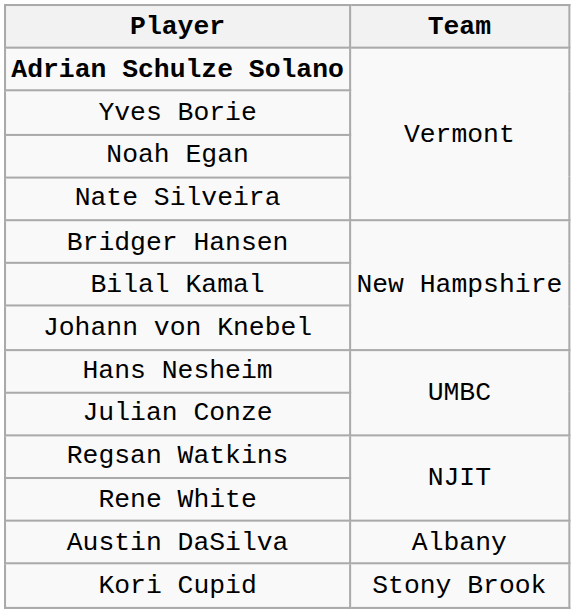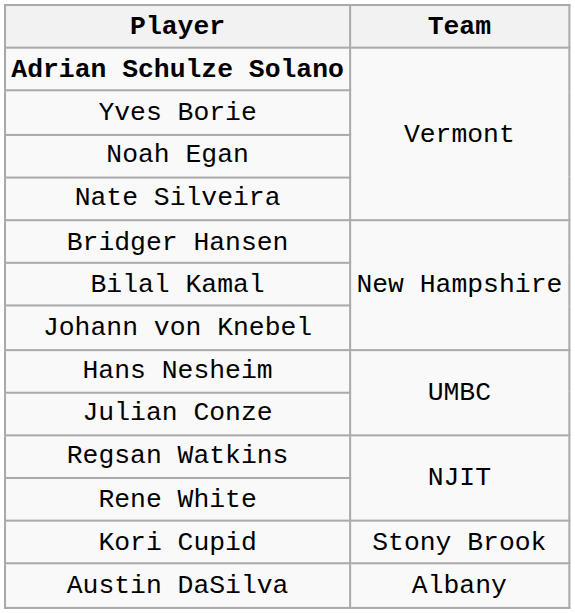rows swapped: (178, 543) <-> (178, 586)
